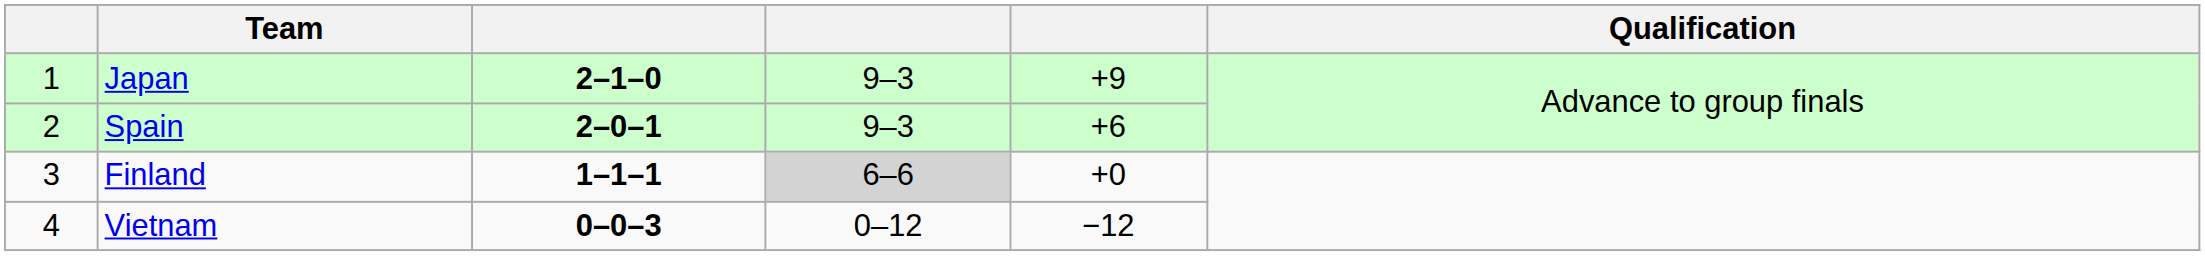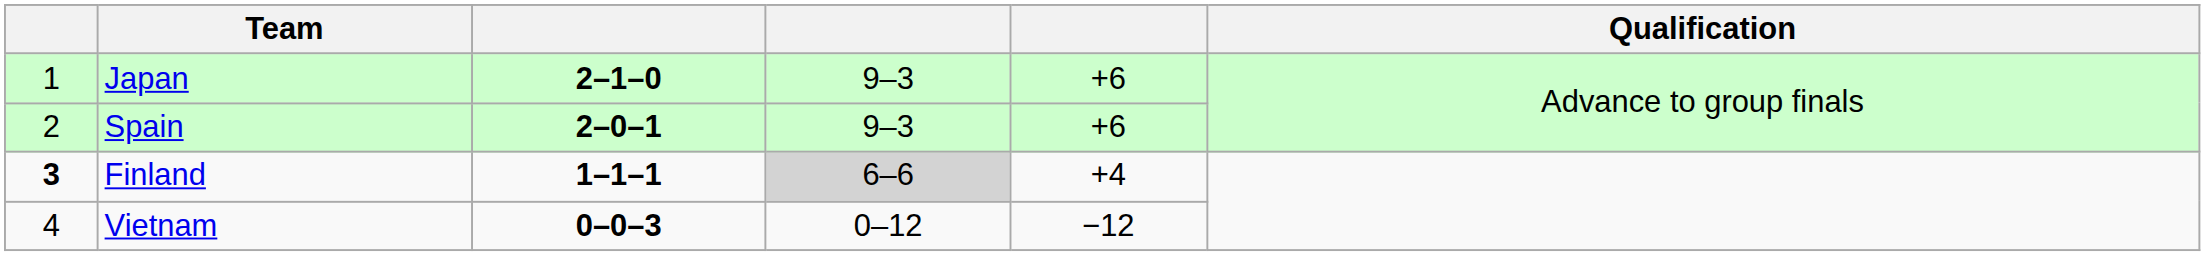(1108, 77) +9 -> (1108, 77) +6
(51, 175) normal -> (51, 175) bold
(1108, 175) +0 -> (1108, 175) +4
